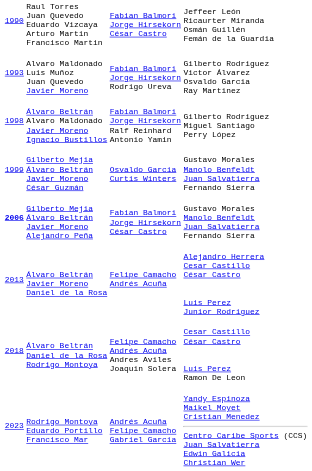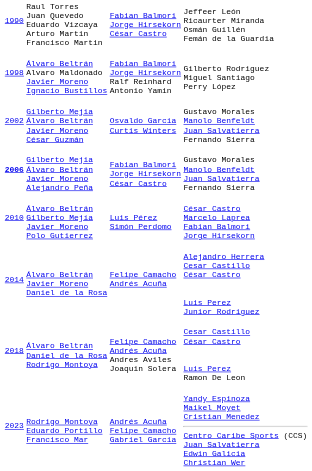- row: (64, 78)
(14, 169) 1999 -> (14, 121) 2002
+ row: (60, 222)
(14, 280) 2013 -> (14, 280) 2014
